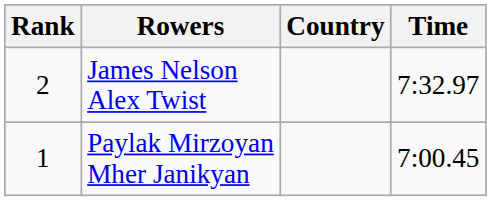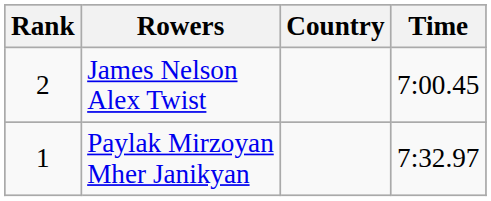(438, 84) 7:32.97 -> (438, 84) 7:00.45
(438, 158) 7:00.45 -> (438, 158) 7:32.97
